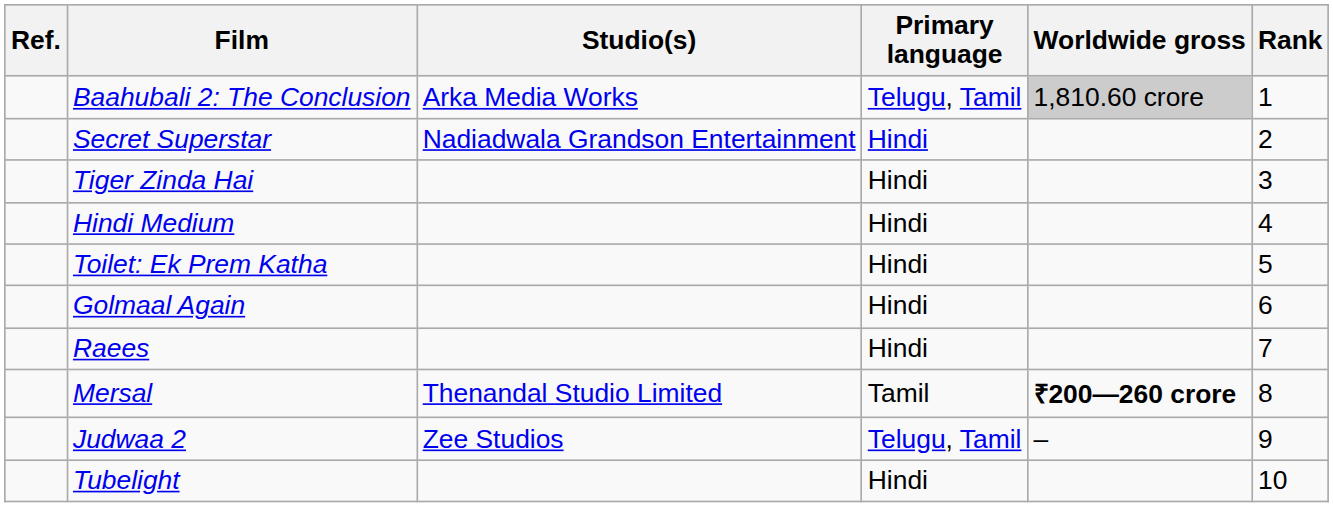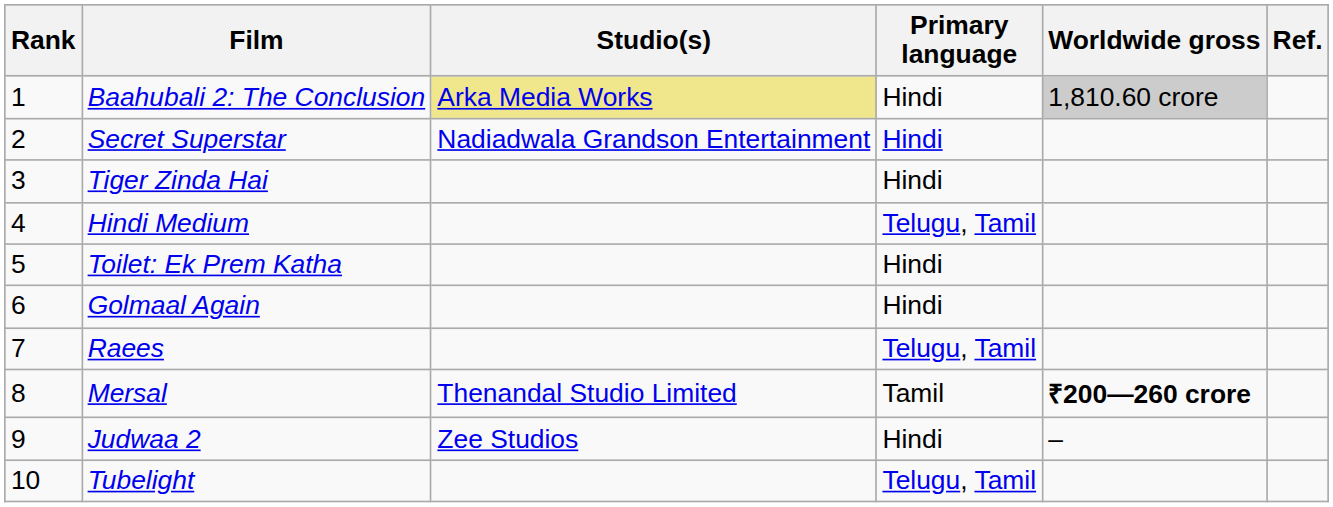columns swapped: (1290, 40) <-> (36, 40)
(530, 97) no background -> (545, 97) khaki background
(945, 97) Telugu, Tamil -> (913, 97) Hindi
(898, 222) Hindi -> (959, 222) Telugu, Tamil
(898, 348) Hindi -> (959, 348) Telugu, Tamil
(945, 438) Telugu, Tamil -> (913, 438) Hindi
(898, 480) Hindi -> (959, 480) Telugu, Tamil
